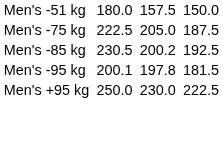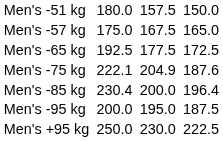+ row: (45, 30)
+ row: (45, 50)
(115, 30) 222.5 -> (115, 70) 222.1
(158, 30) 205.0 -> (158, 70) 204.9
(201, 30) 187.5 -> (201, 70) 187.6
(115, 50) 230.5 -> (115, 90) 230.4
(158, 50) 200.2 -> (158, 90) 200.0
(201, 50) 192.5 -> (201, 90) 196.4
(115, 70) 200.1 -> (115, 109) 200.0
(158, 70) 197.8 -> (158, 109) 195.0
(201, 70) 181.5 -> (201, 109) 187.5
